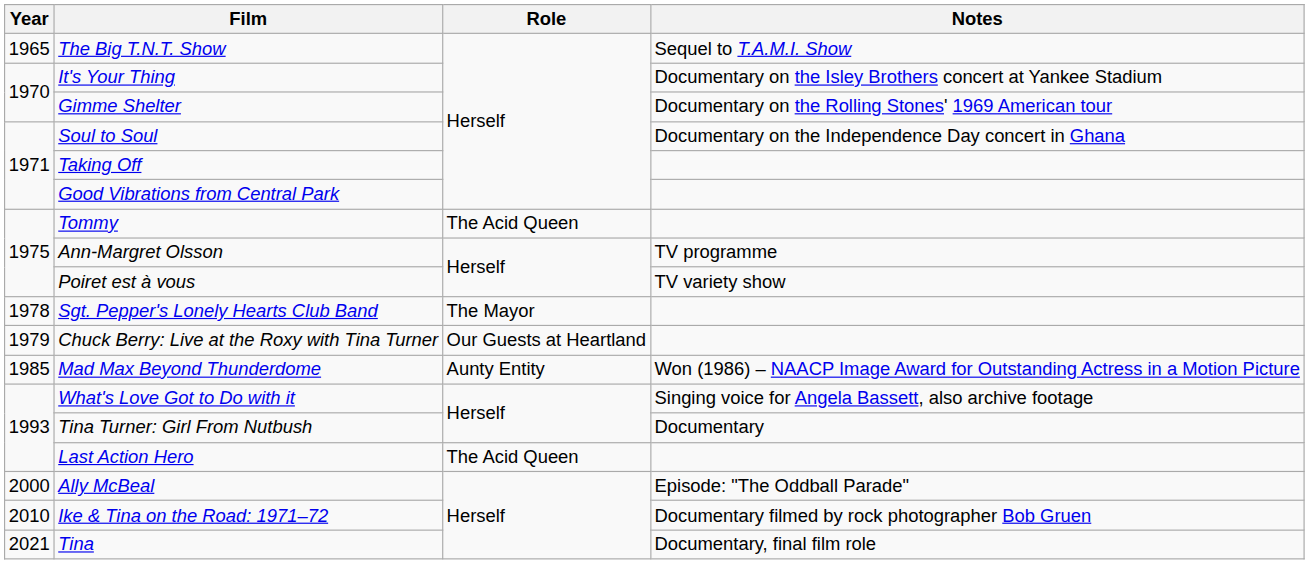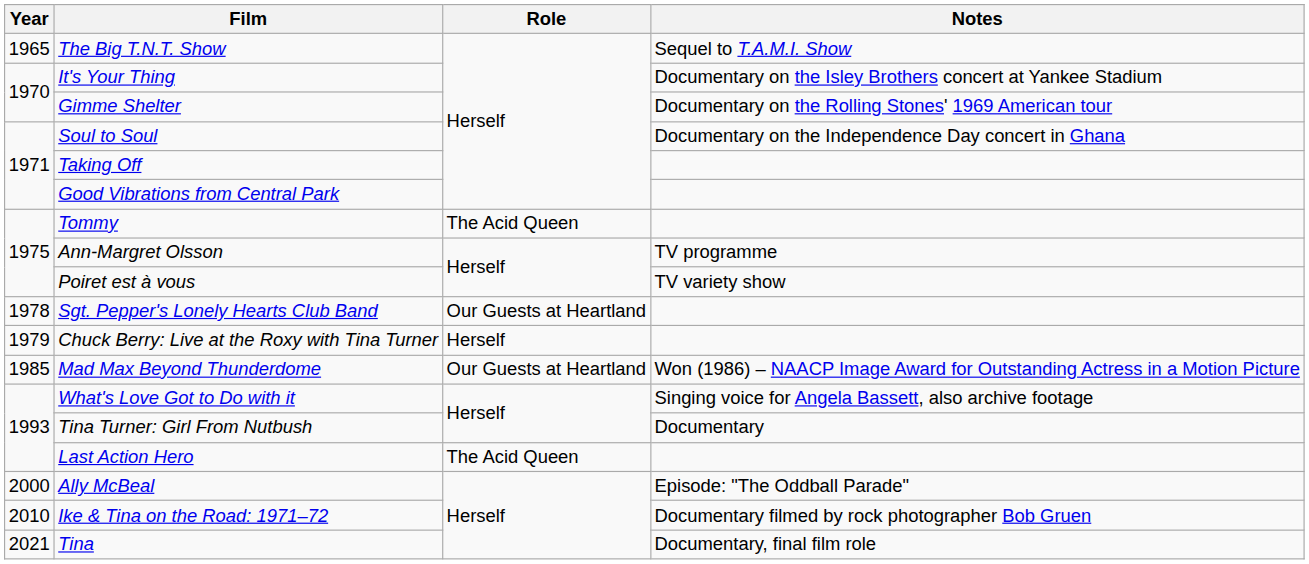(491, 310) The Mayor -> (546, 310) Our Guests at Heartland
(546, 340) Our Guests at Heartland -> (476, 340) Herself
(496, 369) Aunty Entity -> (546, 369) Our Guests at Heartland
